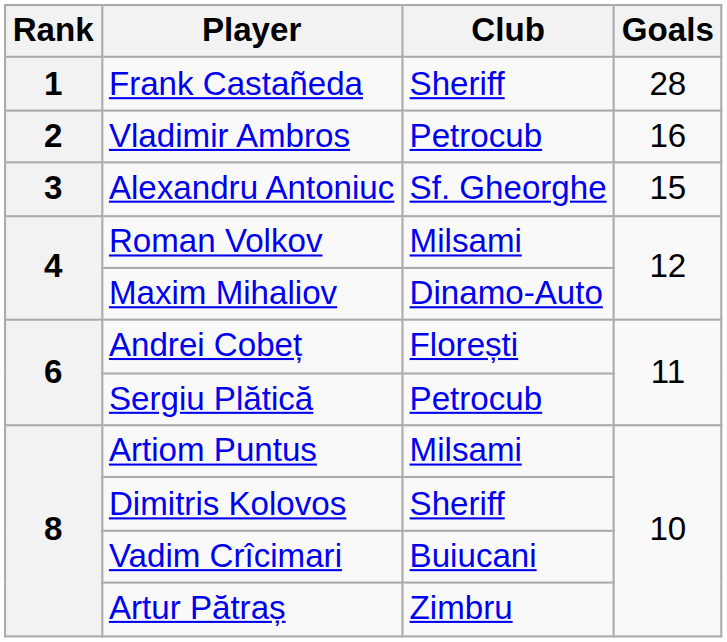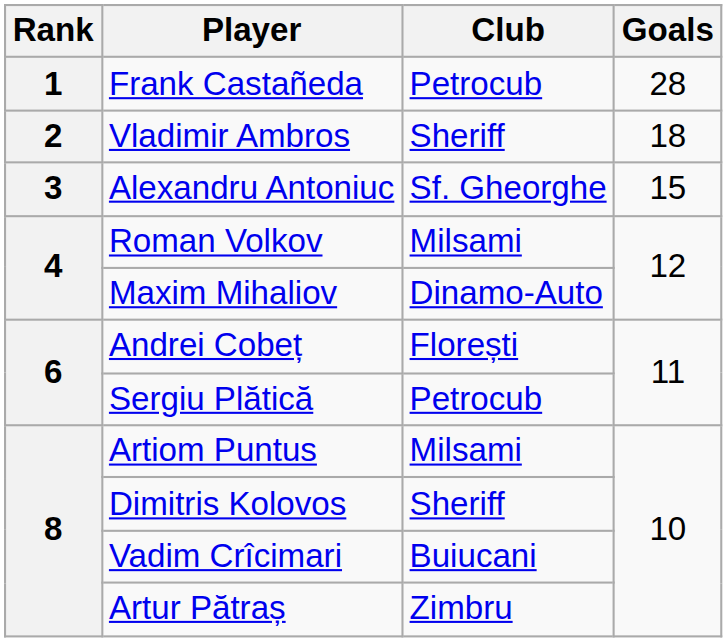(457, 83) Sheriff -> (476, 83) Petrocub
(476, 135) Petrocub -> (457, 135) Sheriff
(668, 135) 16 -> (668, 135) 18
